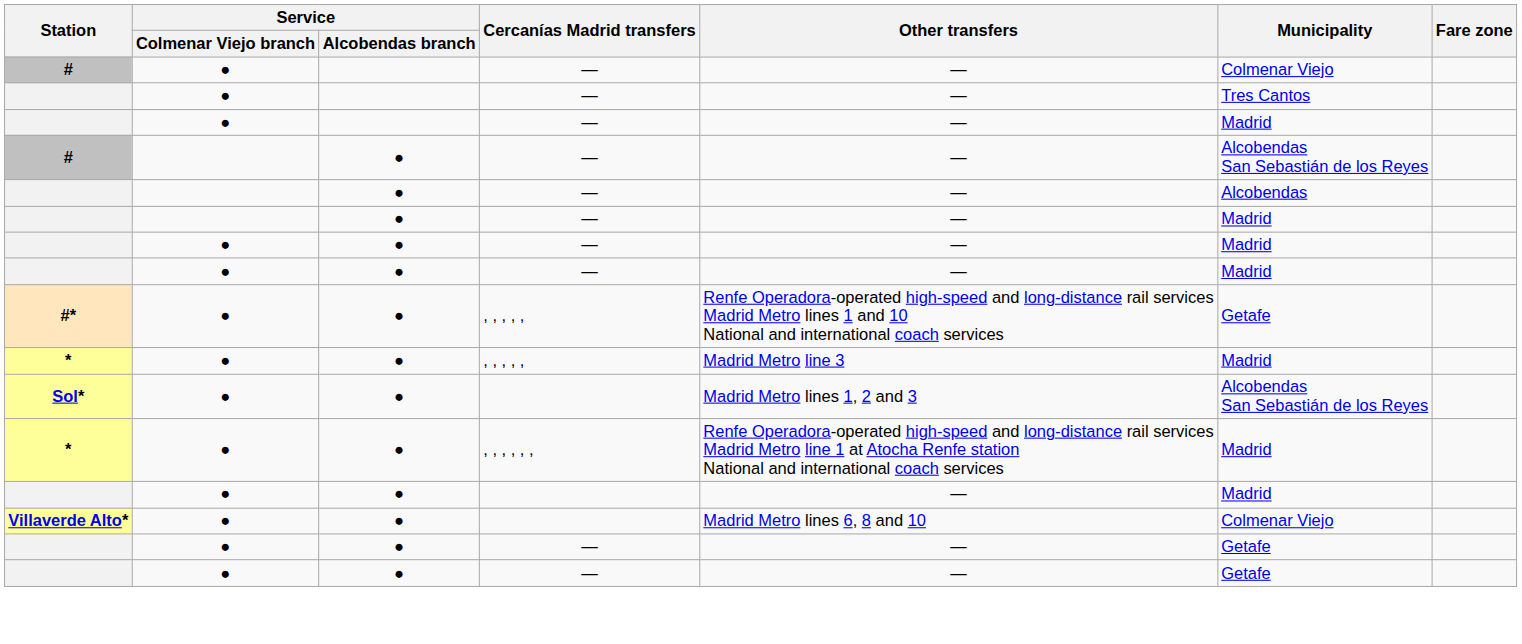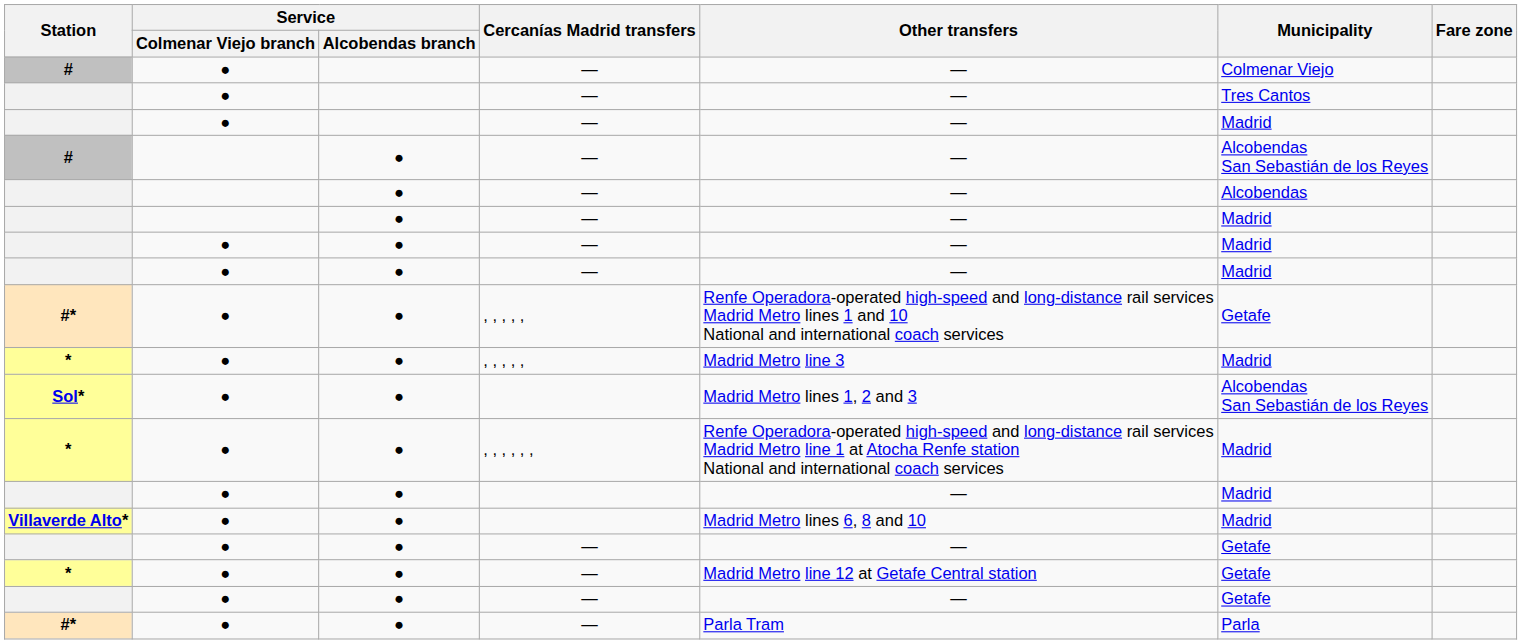(1277, 520) Colmenar Viejo -> (1246, 520) Madrid
+ row: (68, 573)
+ row: (68, 625)
